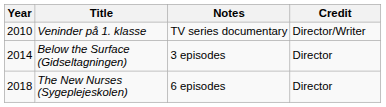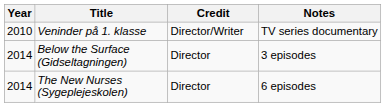columns swapped: (335, 13) <-> (229, 13)
(20, 86) 2018 -> (20, 86) 2014
